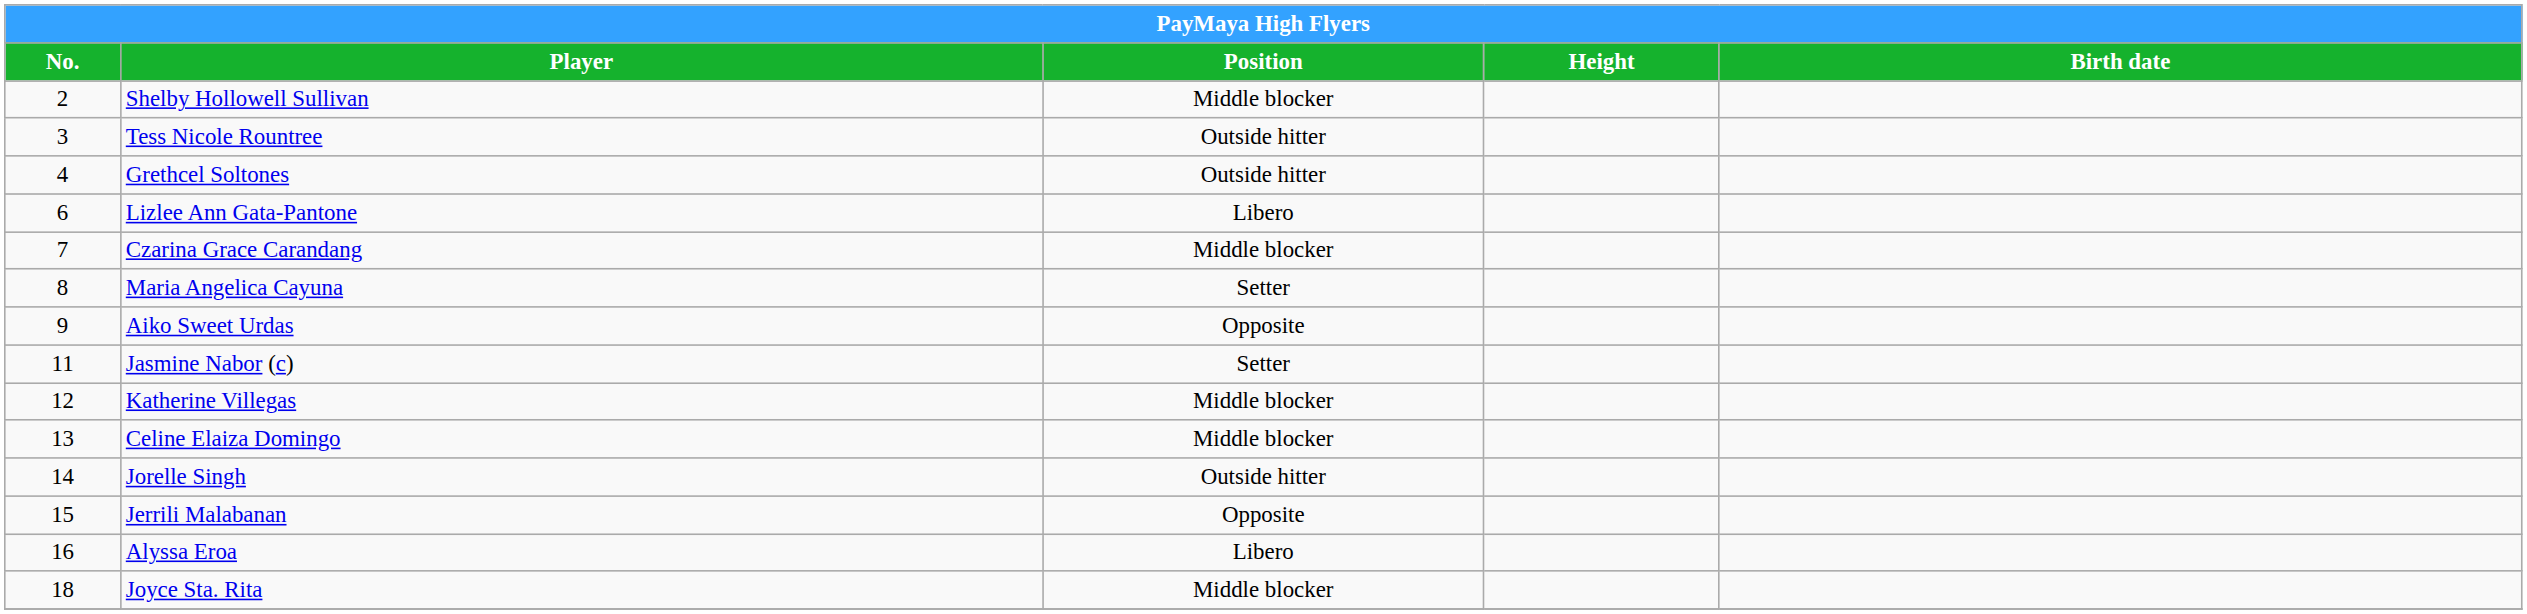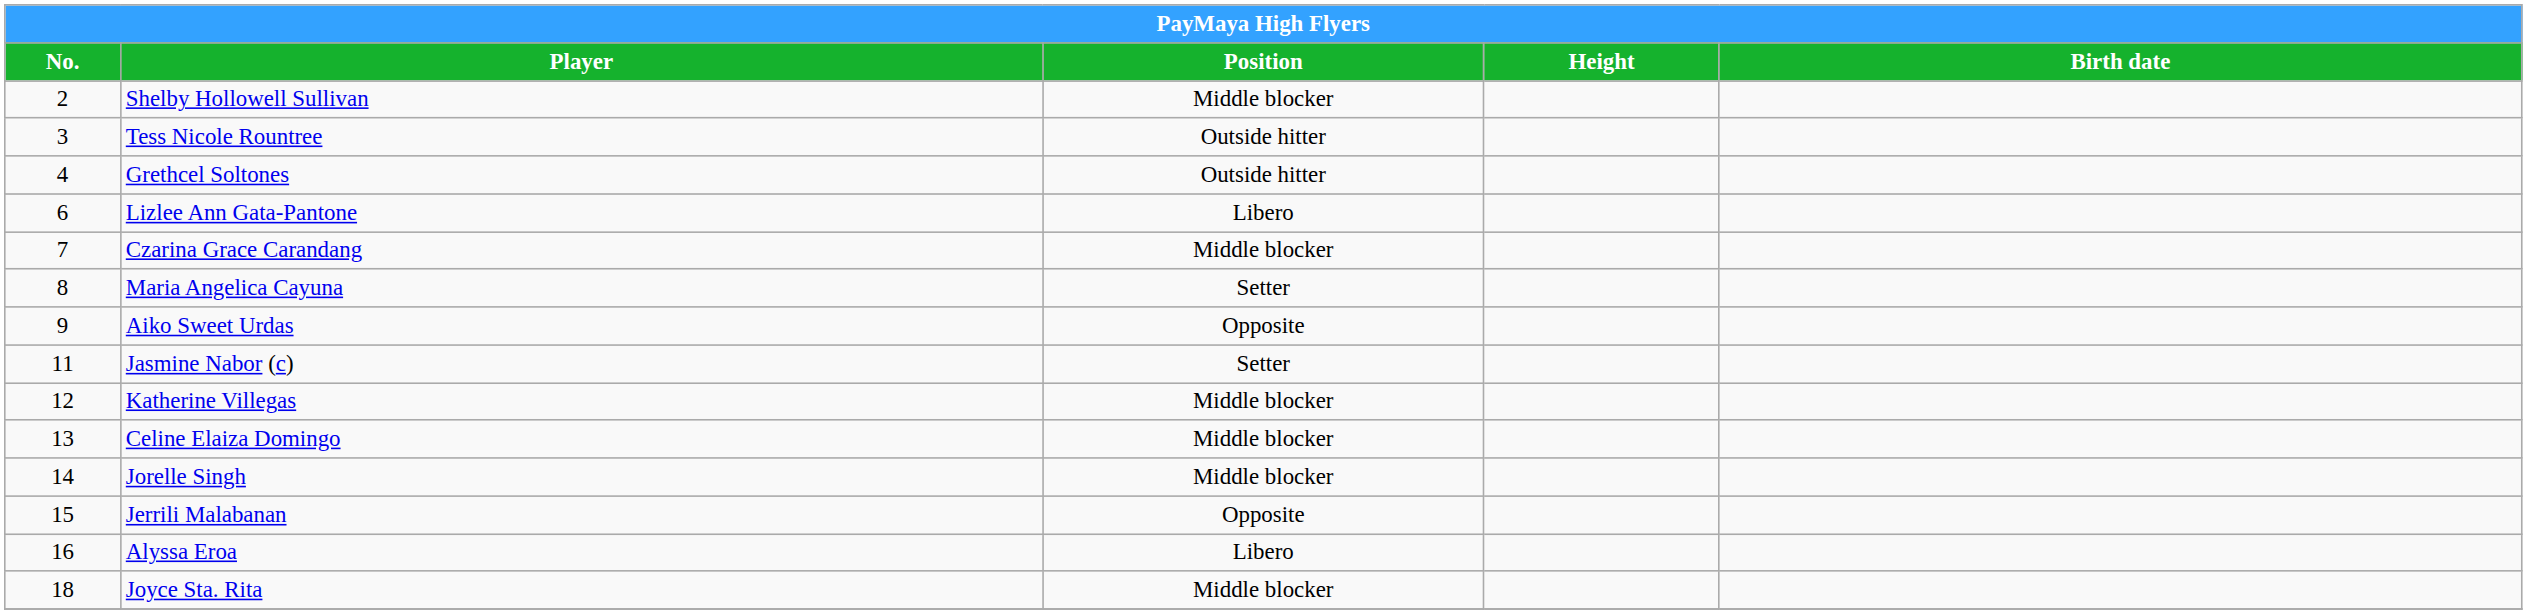(1263, 476) Outside hitter -> (1263, 476) Middle blocker
